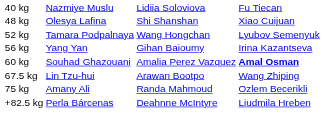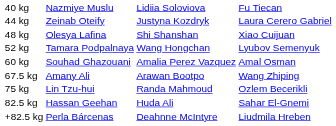+ row: (17, 21)
- row: (17, 48)
(269, 62) bold -> (267, 62) normal
(70, 75) Lin Tzu-hui -> (68, 75) Amany Ali
(68, 89) Amany Ali -> (70, 89) Lin Tzu-hui
+ row: (21, 103)
